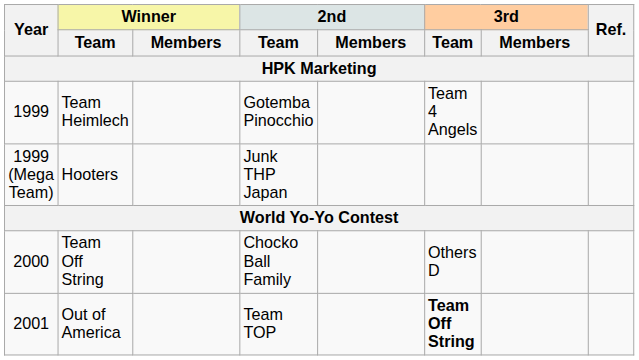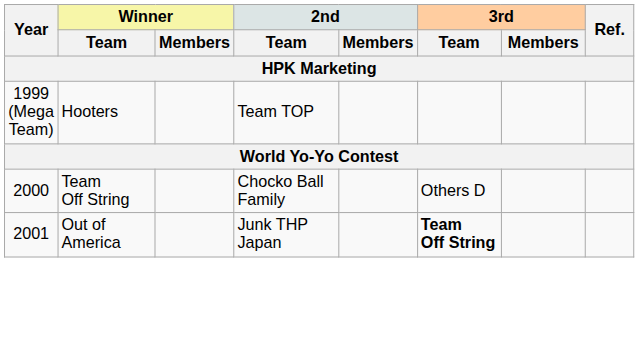- row: (95, 112)
(265, 174) Junk THP Japan -> (276, 112) Team TOP
(263, 323) Team TOP -> (273, 234) Junk THP Japan
